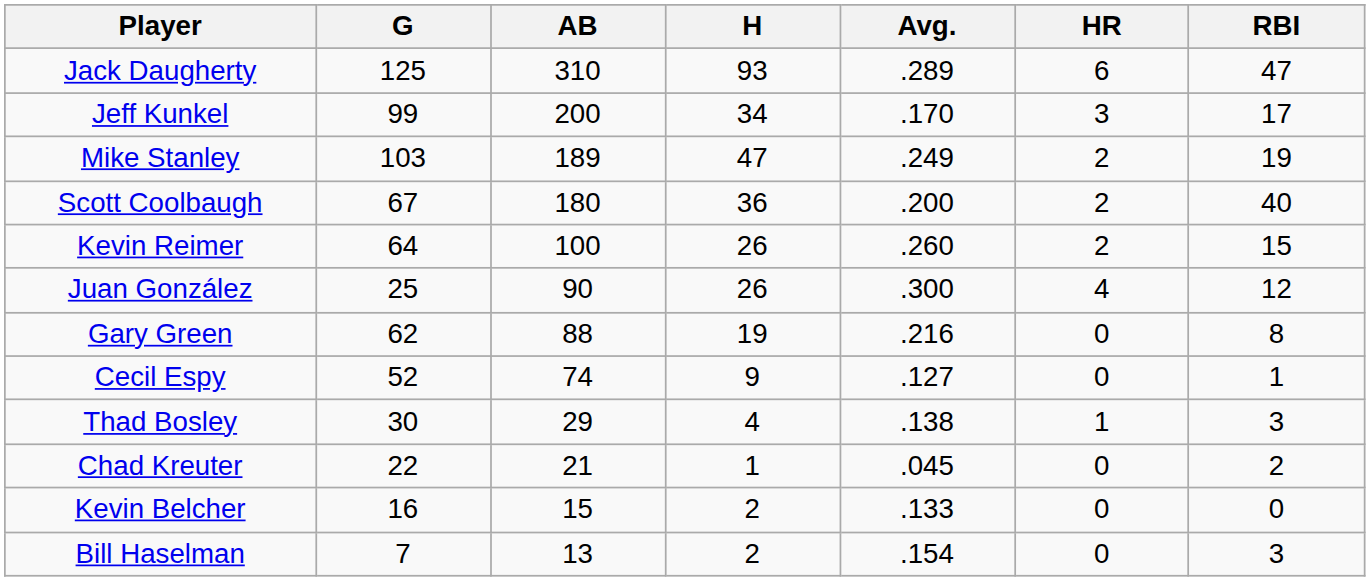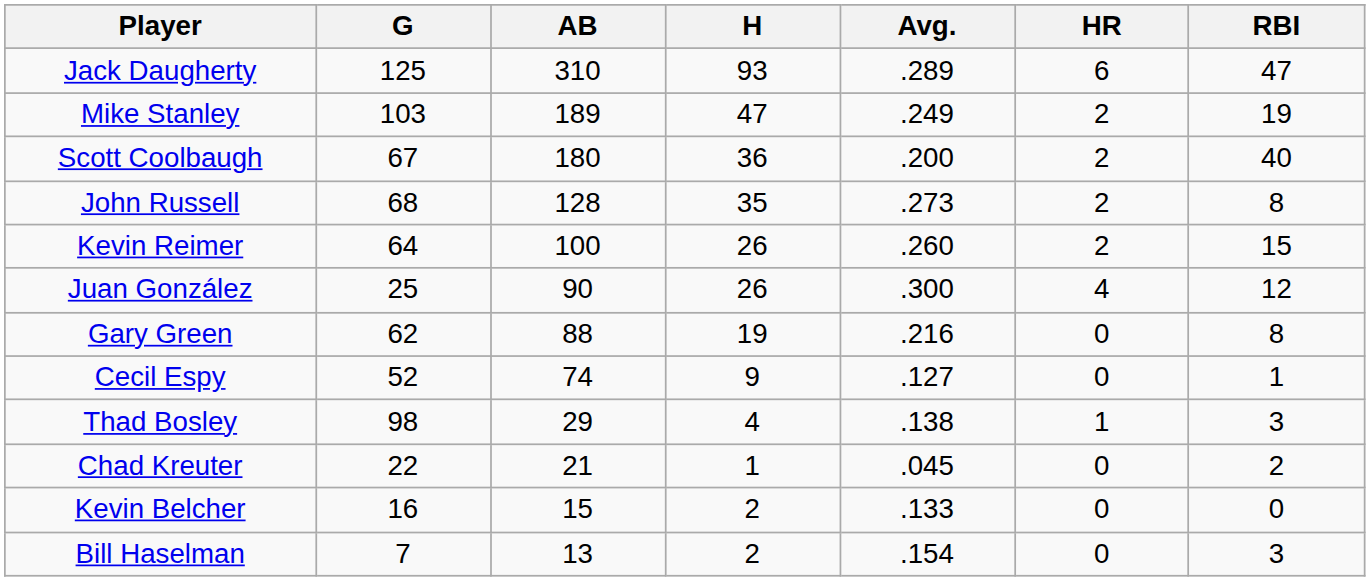- row: (160, 114)
+ row: (160, 202)
(403, 421) 30 -> (403, 421) 98
